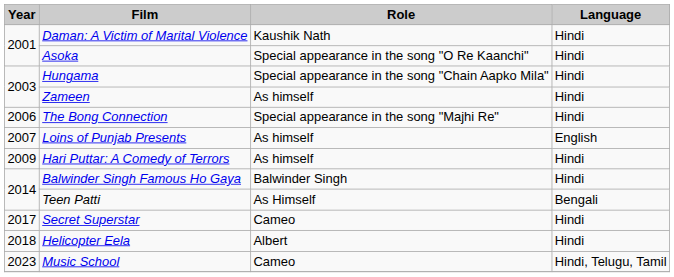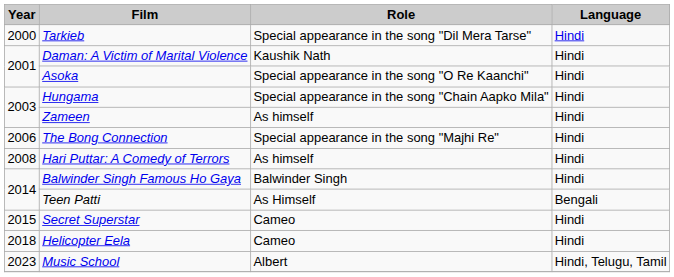+ row: (63, 35)
- row: (114, 138)
(22, 158) 2009 -> (22, 158) 2008
(22, 220) 2017 -> (22, 220) 2015
(270, 240) Albert -> (274, 240) Cameo
(274, 261) Cameo -> (270, 261) Albert
